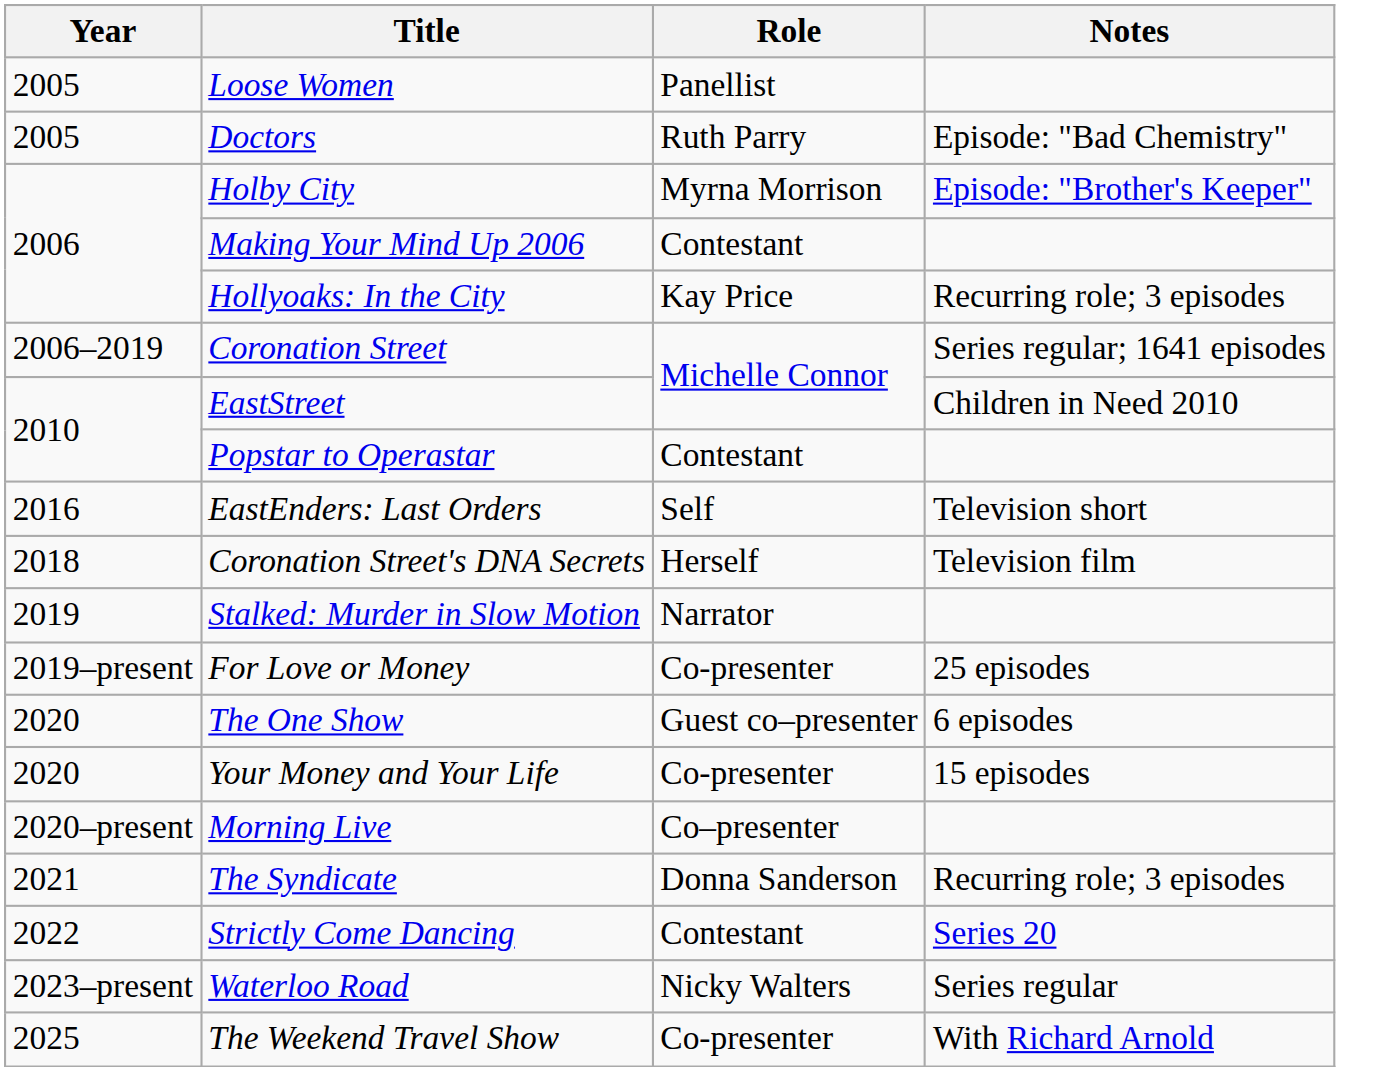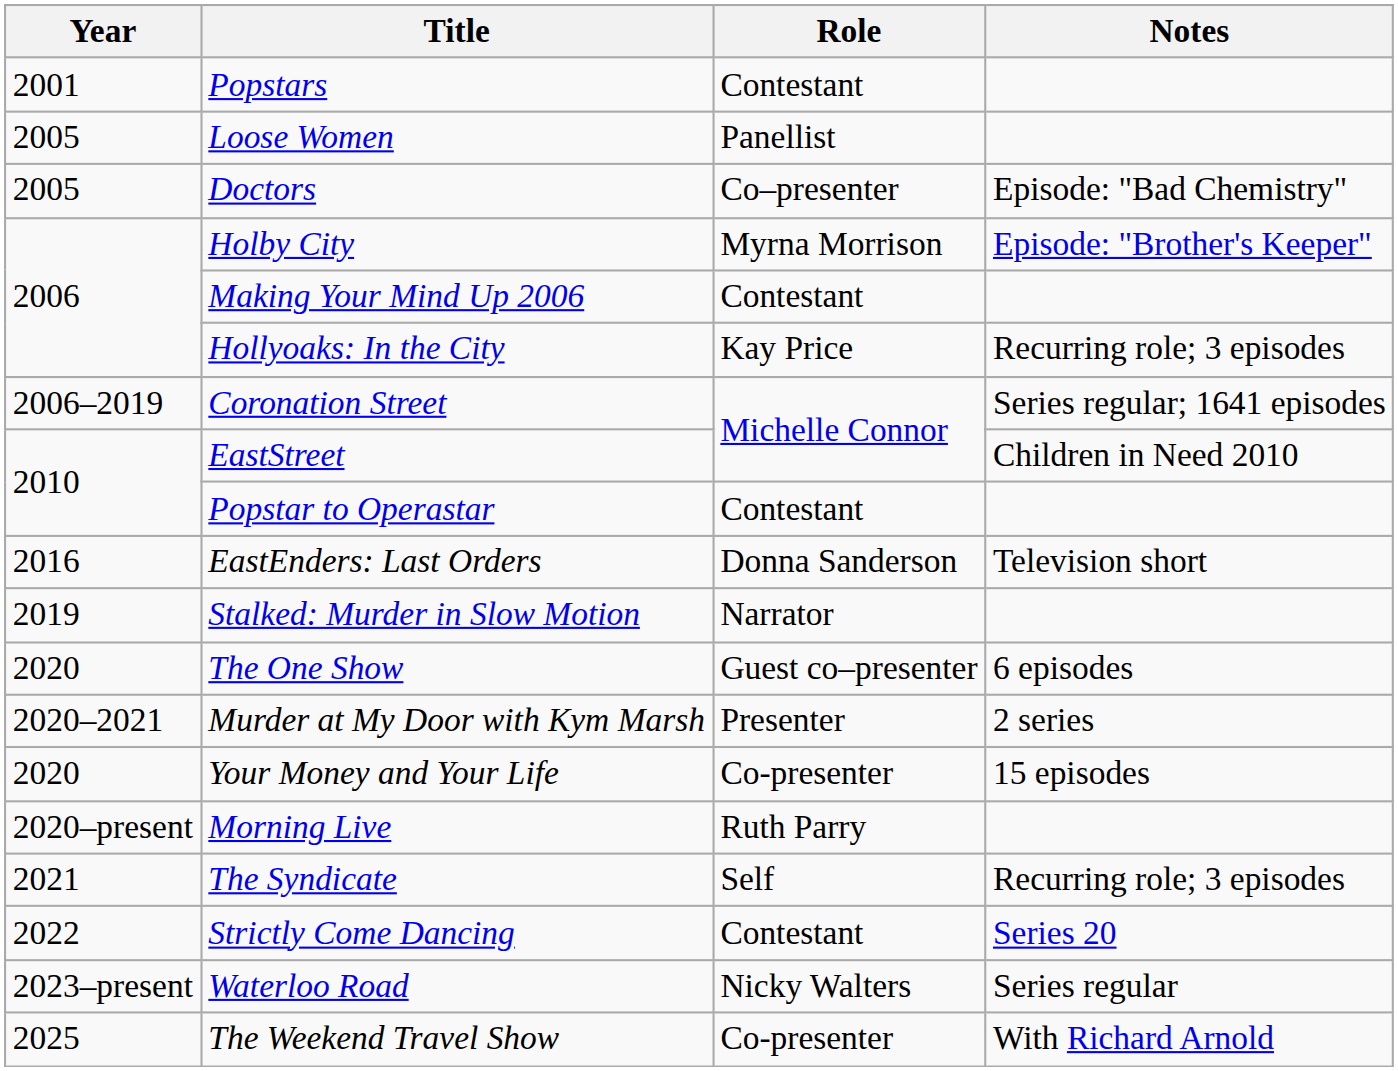+ row: (268, 84)
(733, 137) Ruth Parry -> (810, 190) Co–presenter
(687, 508) Self -> (839, 561) Donna Sanderson
- row: (427, 561)
- row: (339, 667)
+ row: (457, 720)
(749, 826) Co–presenter -> (793, 826) Ruth Parry
(779, 879) Donna Sanderson -> (747, 879) Self
